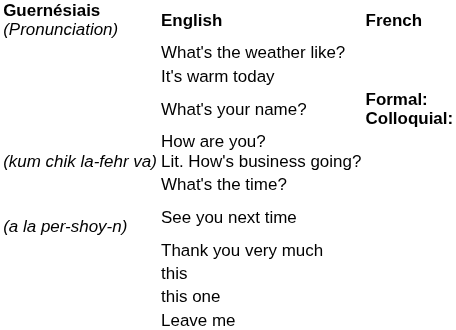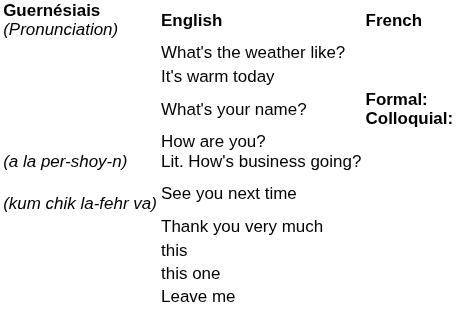(80, 161) (kum chik la-fehr va) -> (65, 161) (a la per-shoy-n)
- row: (224, 184)
(65, 226) (a la per-shoy-n) -> (80, 203) (kum chik la-fehr va)
